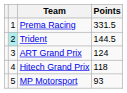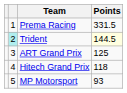(105, 39) no background -> (105, 39) lightyellow background
(101, 53) 124 -> (101, 53) 125
